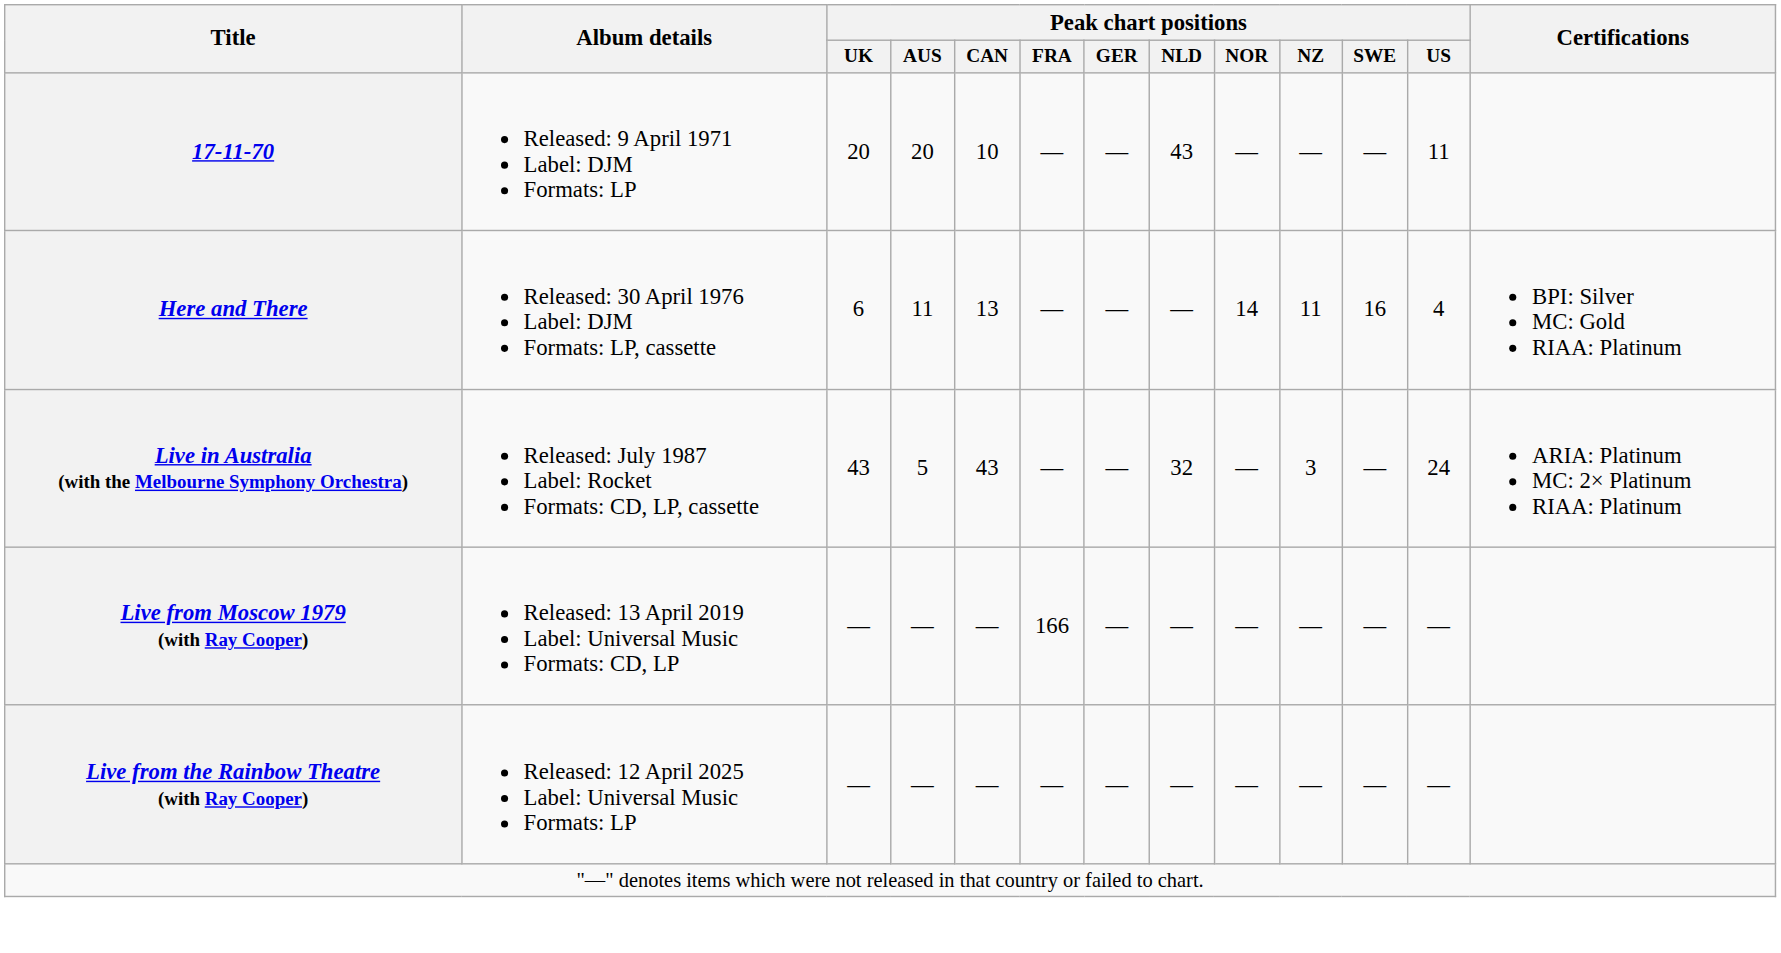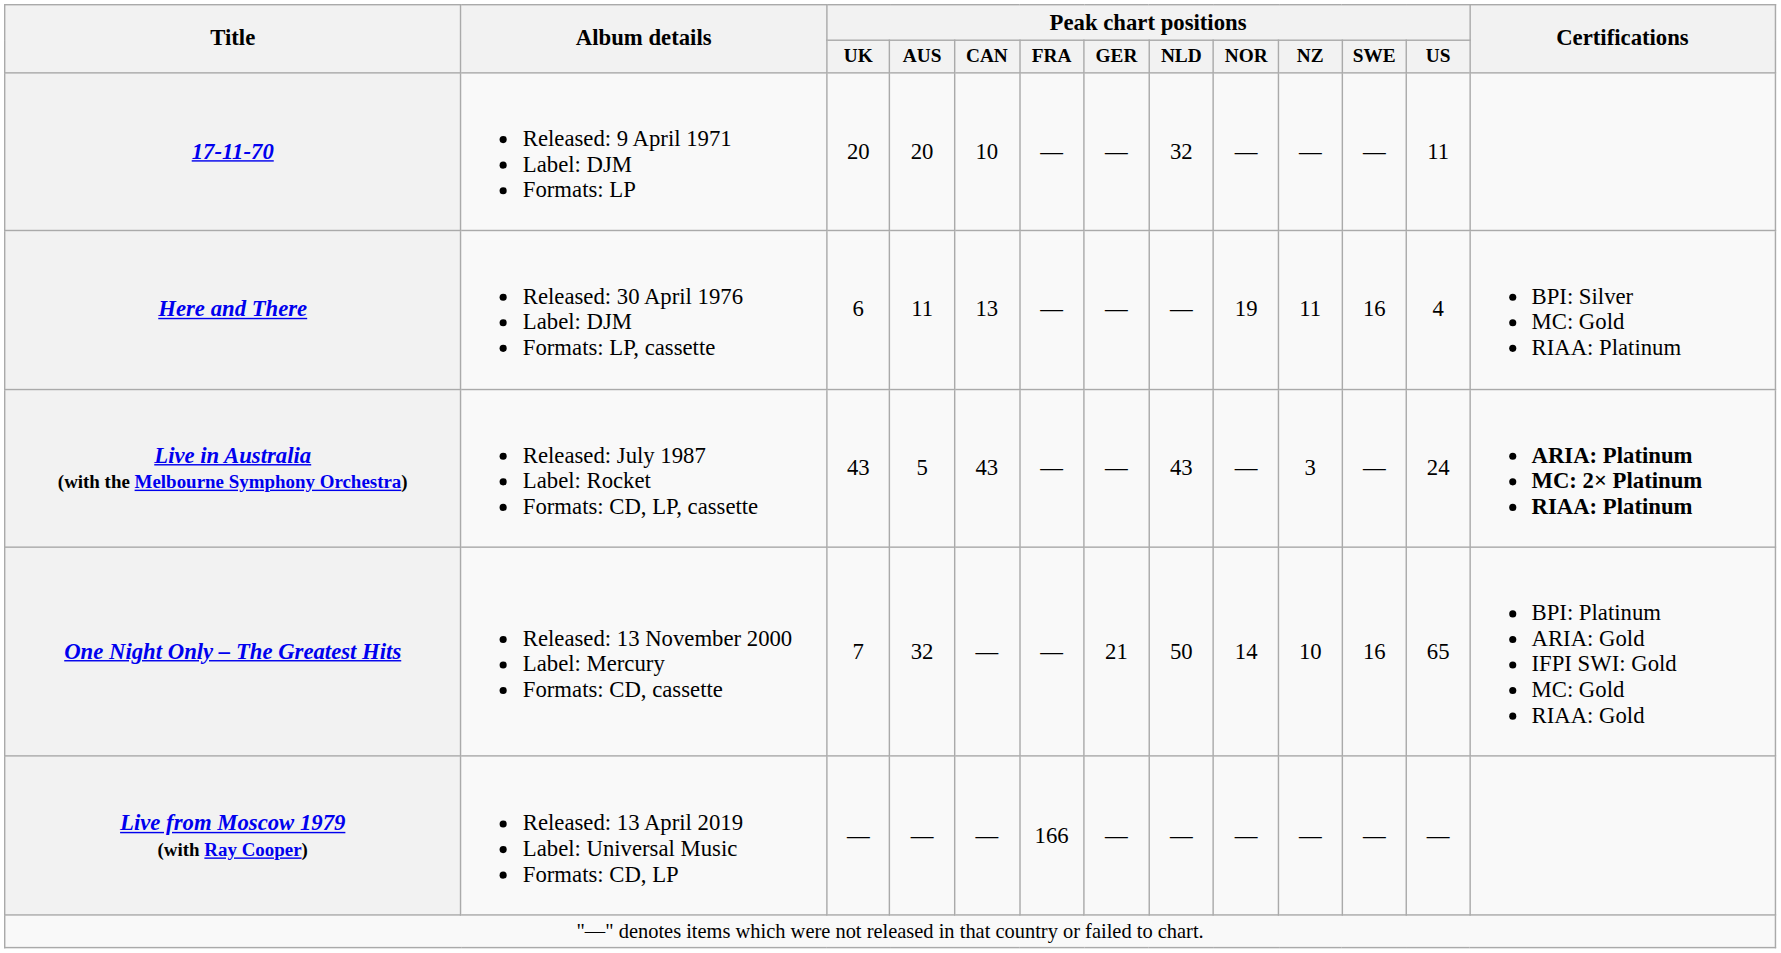(1182, 151) 43 -> (1181, 151) 32
(1247, 309) 14 -> (1246, 309) 19
(1182, 467) 32 -> (1181, 467) 43
(1623, 481) normal -> (1622, 481) bold
+ row: (233, 651)
- row: (233, 784)
